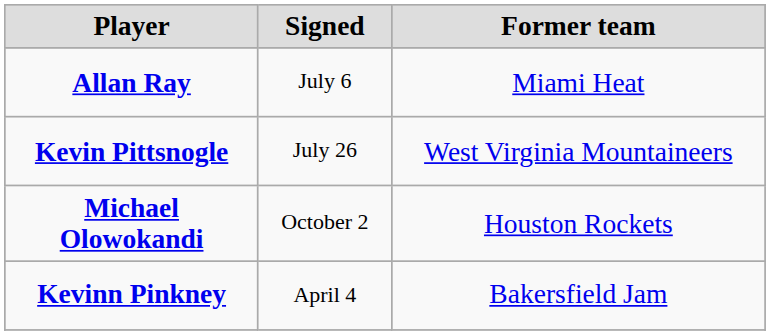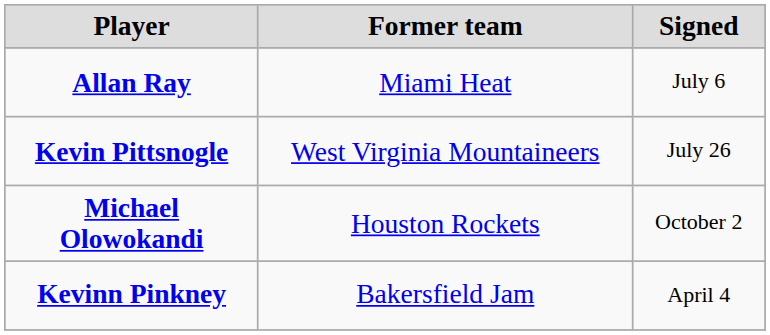columns swapped: (325, 26) <-> (578, 26)
